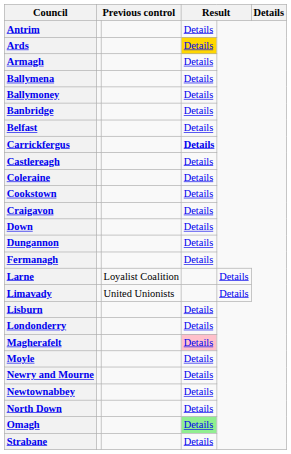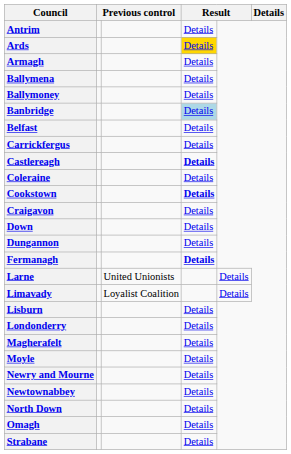(198, 111) no background -> (198, 111) lightblue background
(199, 144) bold -> (198, 144) normal
(198, 161) normal -> (199, 161) bold
(198, 194) normal -> (199, 194) bold
(198, 260) normal -> (199, 260) bold
(141, 276) Loyalist Coalition -> (139, 276) United Unionists
(139, 293) United Unionists -> (141, 293) Loyalist Coalition
(198, 342) pink background -> (198, 342) no background
(198, 425) lightgreen background -> (198, 425) no background
